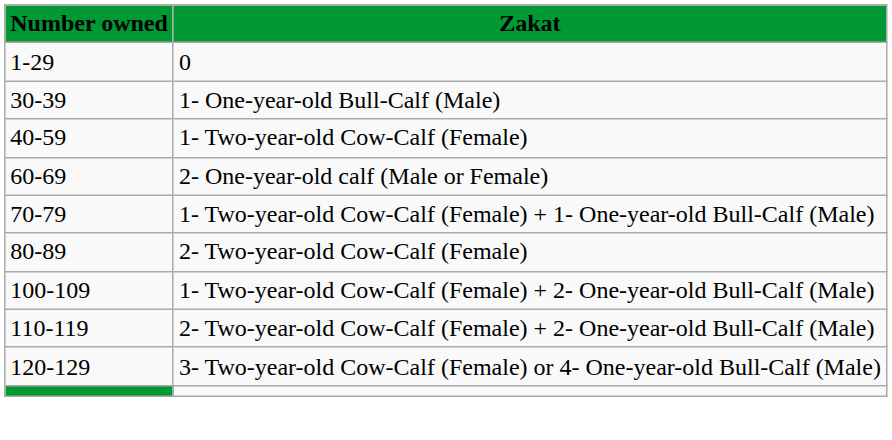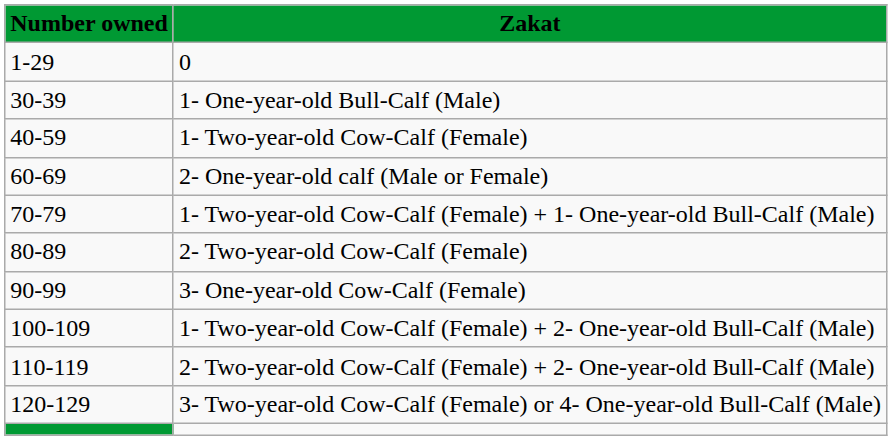+ row: (352, 289)
